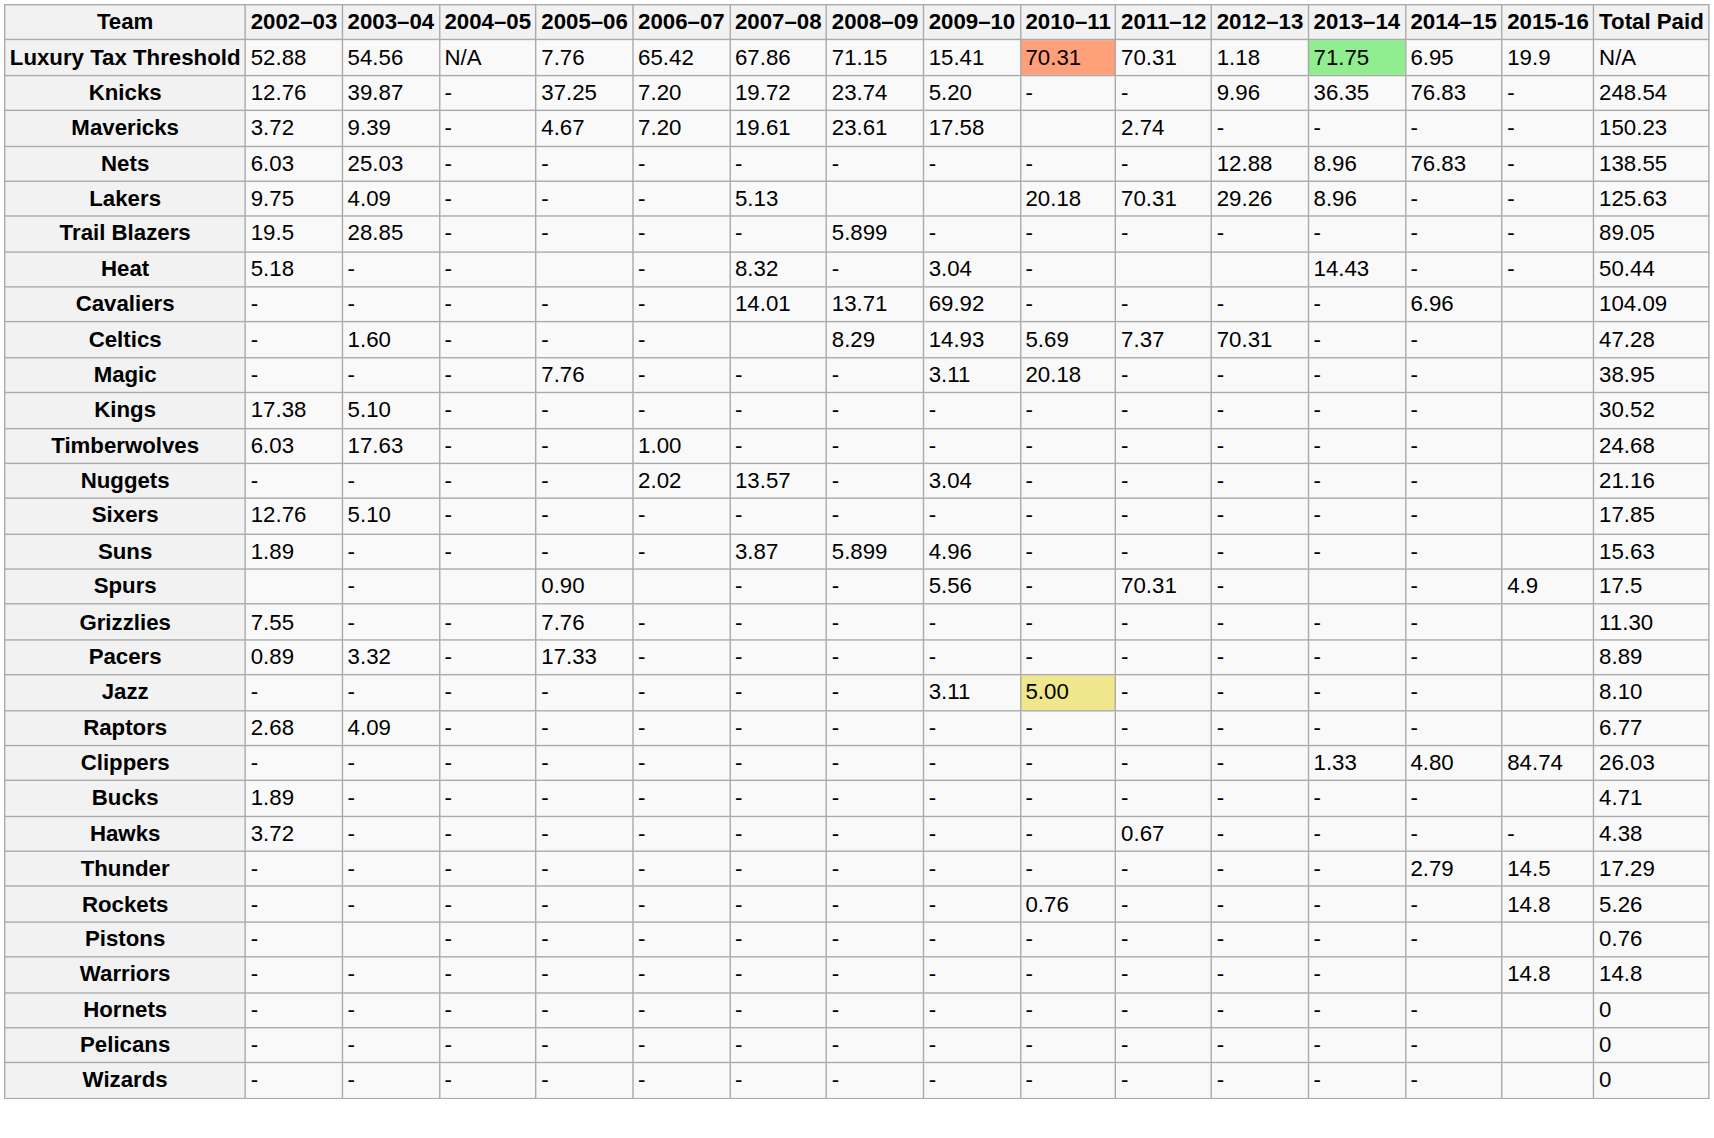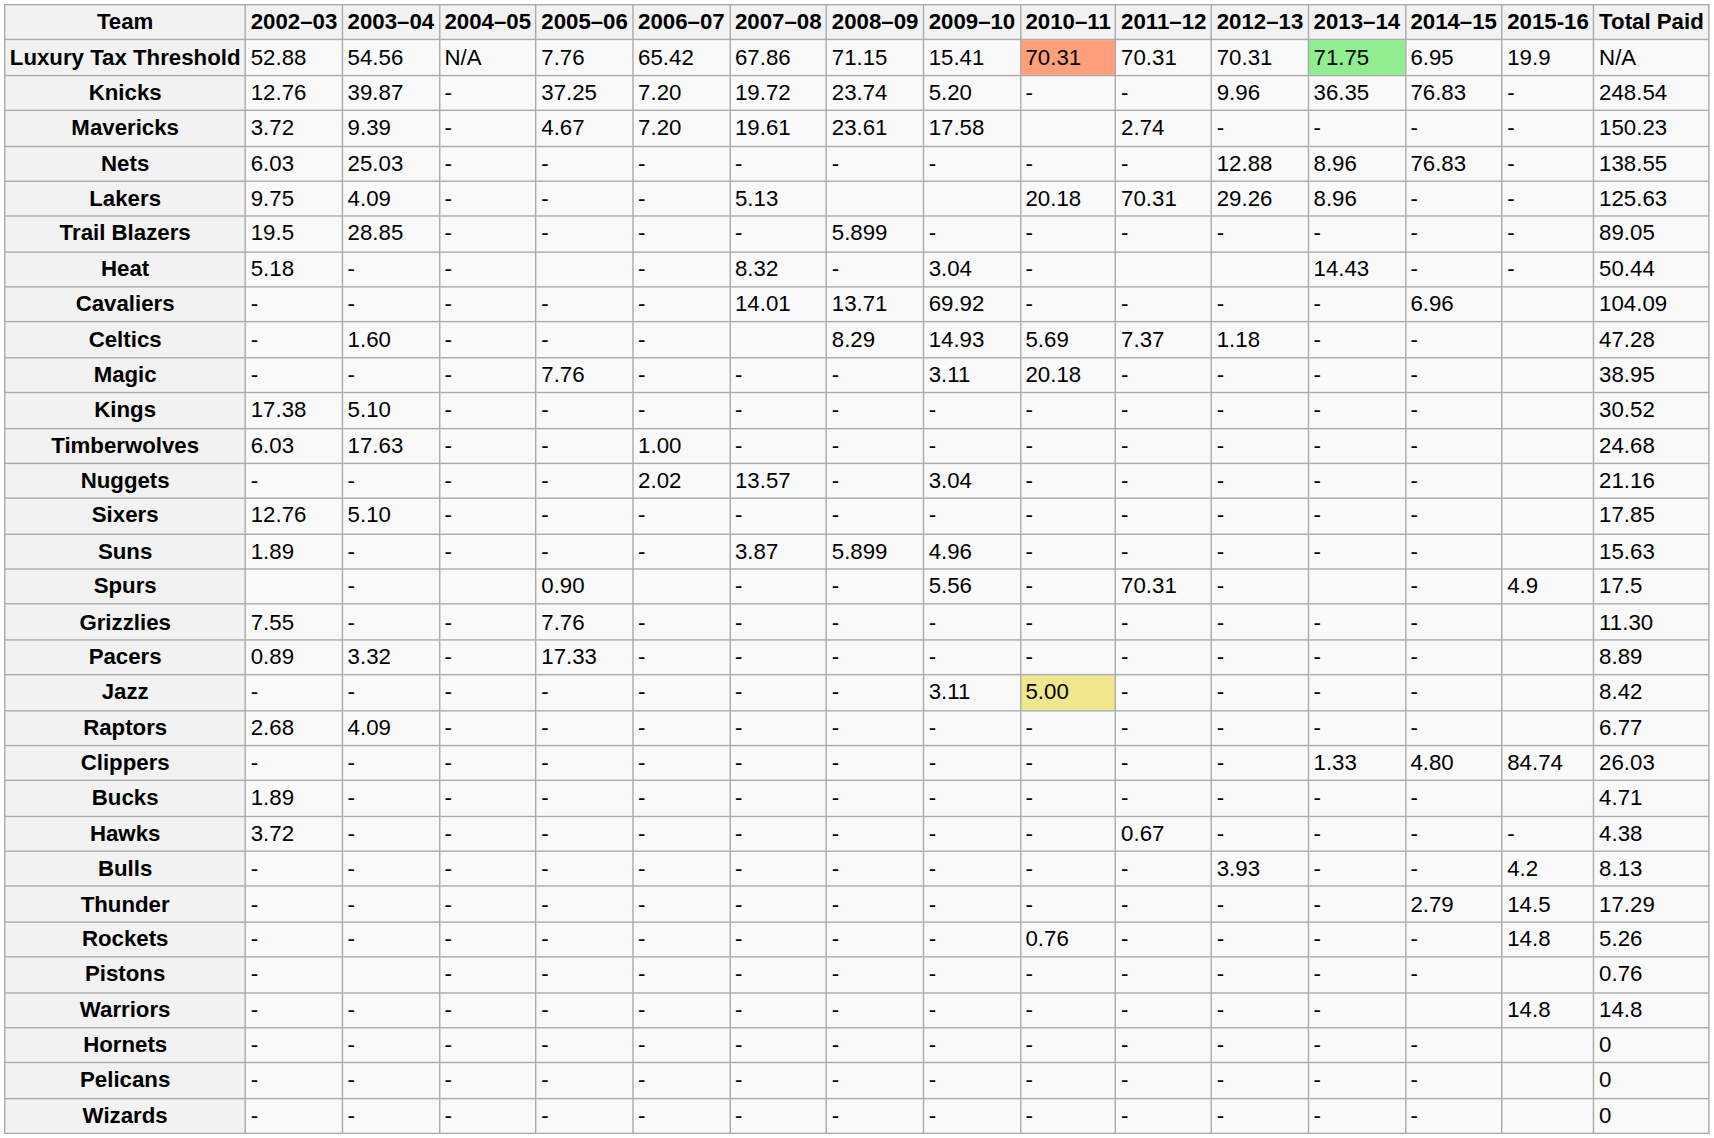(1238, 57) 1.18 -> (1245, 57) 70.31
(1245, 339) 70.31 -> (1238, 339) 1.18
(1621, 692) 8.10 -> (1621, 692) 8.42
+ row: (125, 868)
